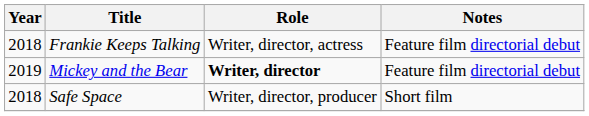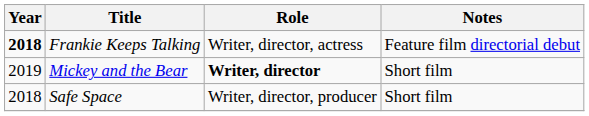(25, 44) normal -> (25, 44) bold
(482, 70) Feature film directorial debut -> (419, 70) Short film
